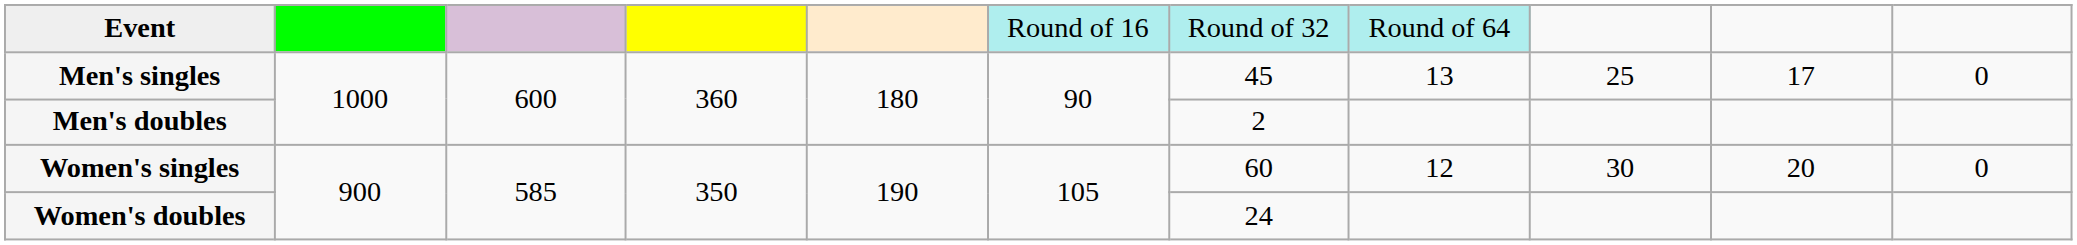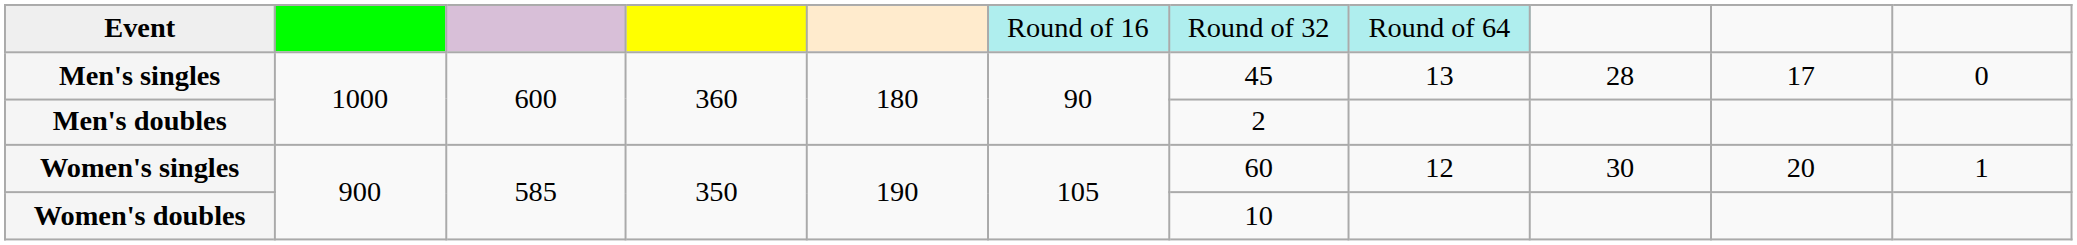(1620, 75) 25 -> (1620, 75) 28
(1982, 168) 0 -> (1982, 168) 1
(1259, 215) 24 -> (1259, 215) 10
